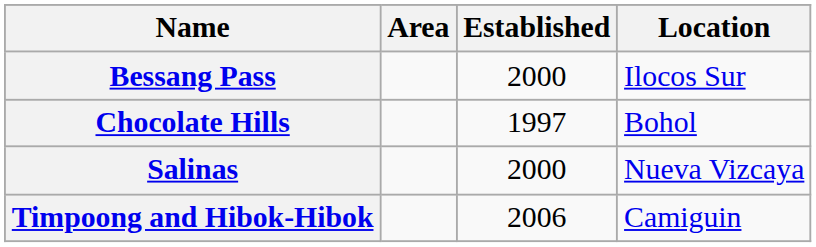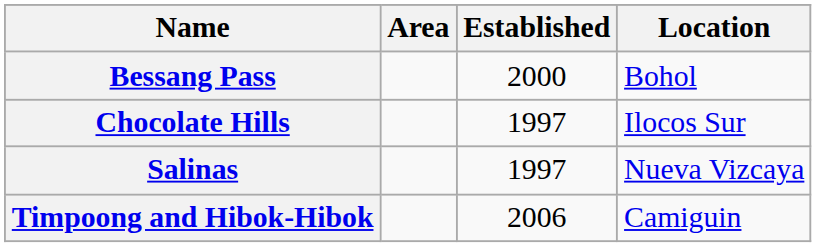(685, 75) Ilocos Sur -> (660, 75) Bohol
(660, 122) Bohol -> (685, 122) Ilocos Sur
(537, 169) 2000 -> (537, 169) 1997
